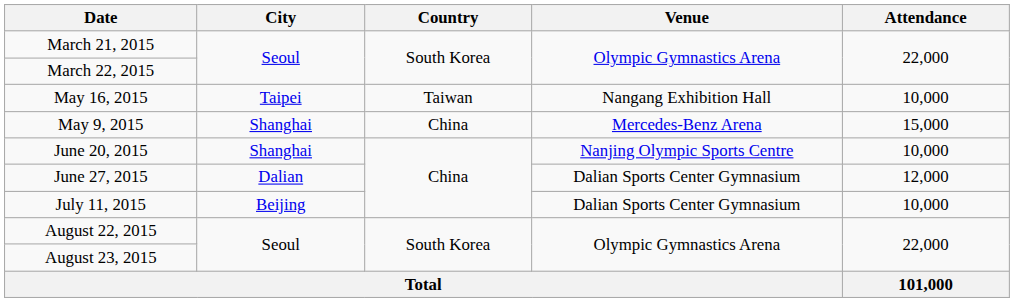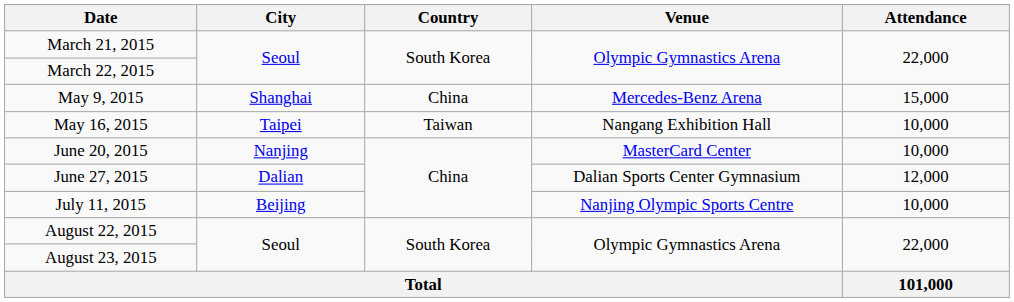rows swapped: (101, 124) <-> (101, 97)
(281, 151) Shanghai -> (281, 151) Nanjing
(687, 151) Nanjing Olympic Sports Centre -> (687, 151) MasterCard Center
(687, 204) Dalian Sports Center Gymnasium -> (687, 204) Nanjing Olympic Sports Centre
